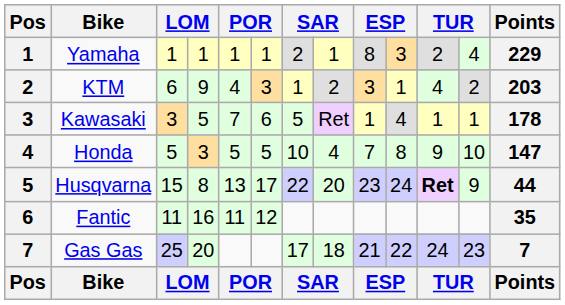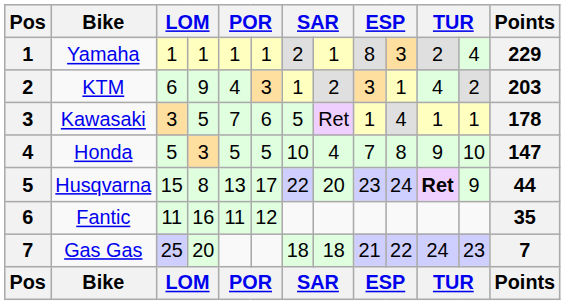(298, 250) 17 -> (298, 250) 18
